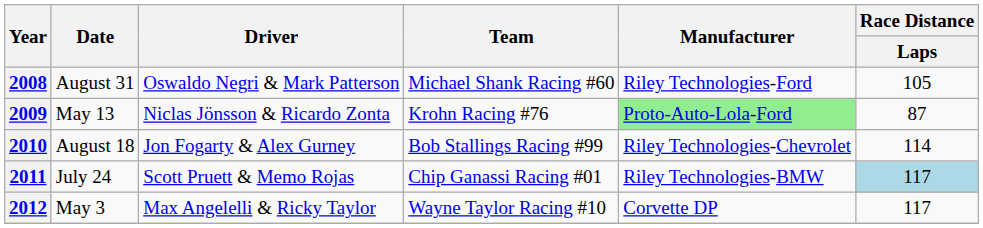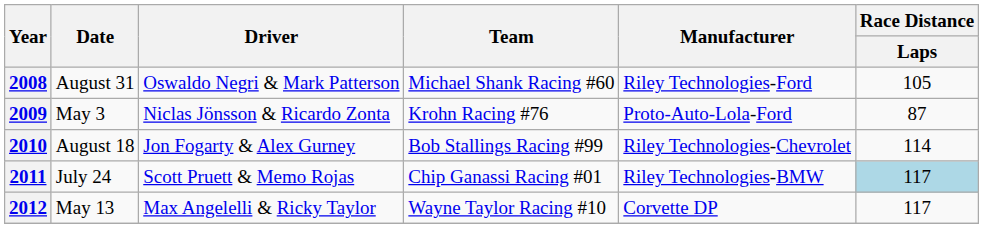(85, 114) May 13 -> (80, 114) May 3
(708, 114) lightgreen background -> (708, 114) no background
(80, 208) May 3 -> (85, 208) May 13
